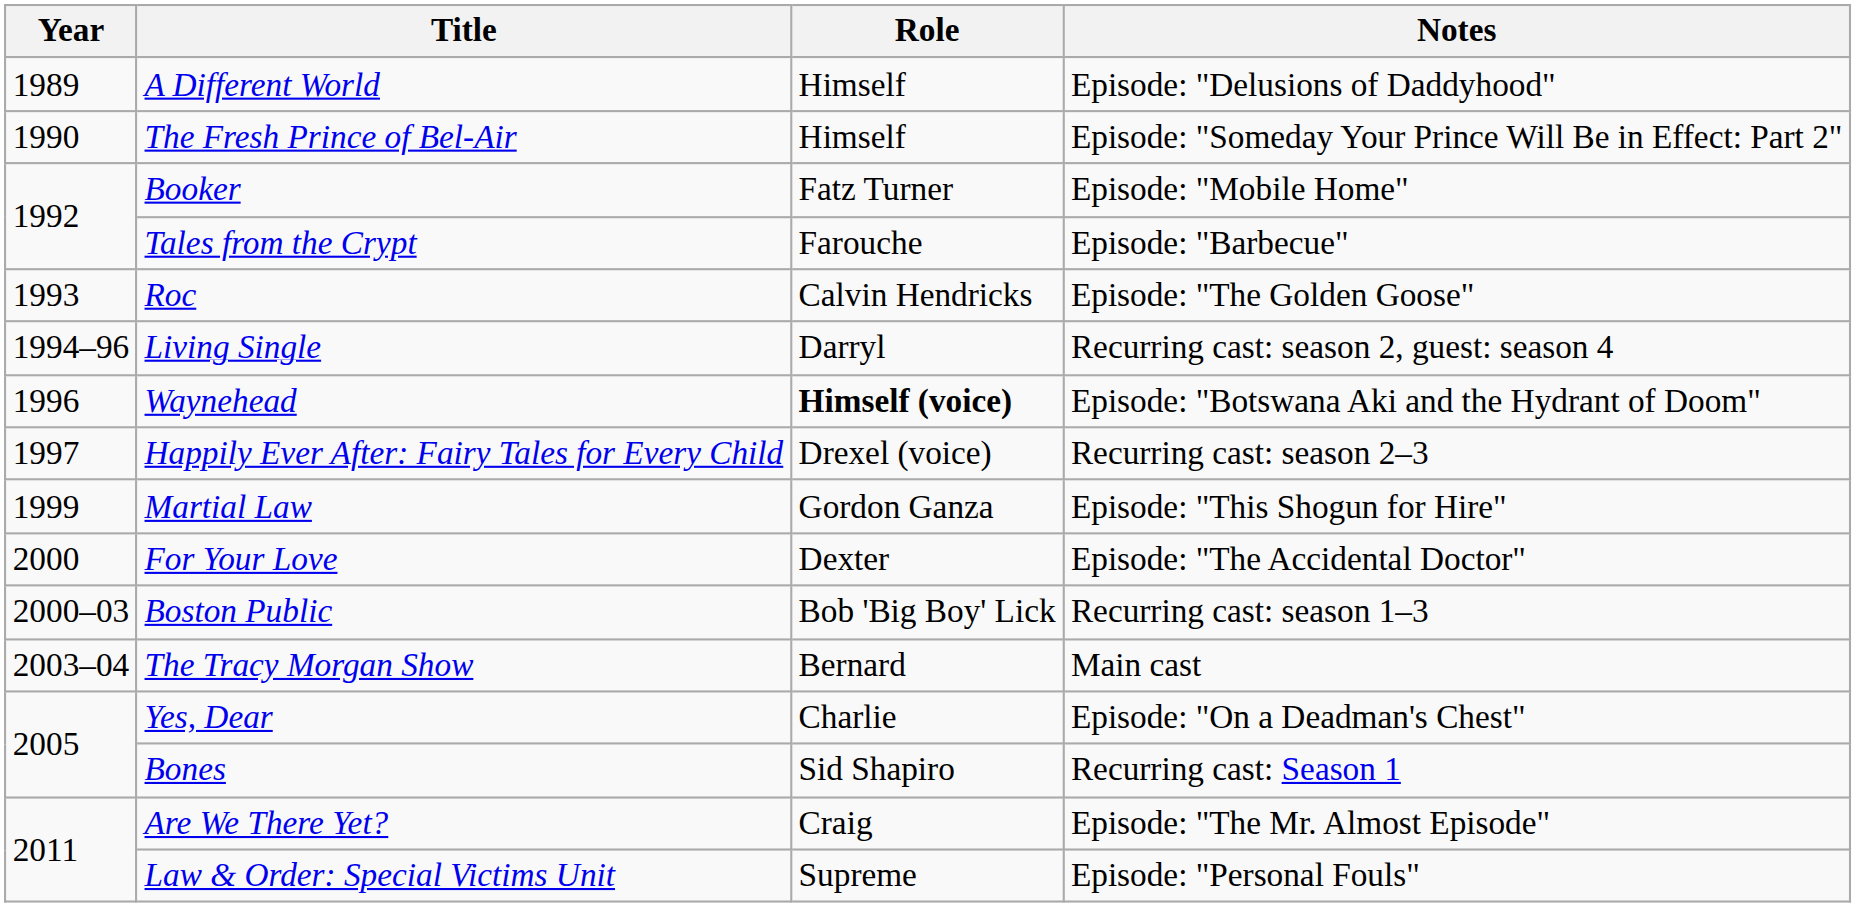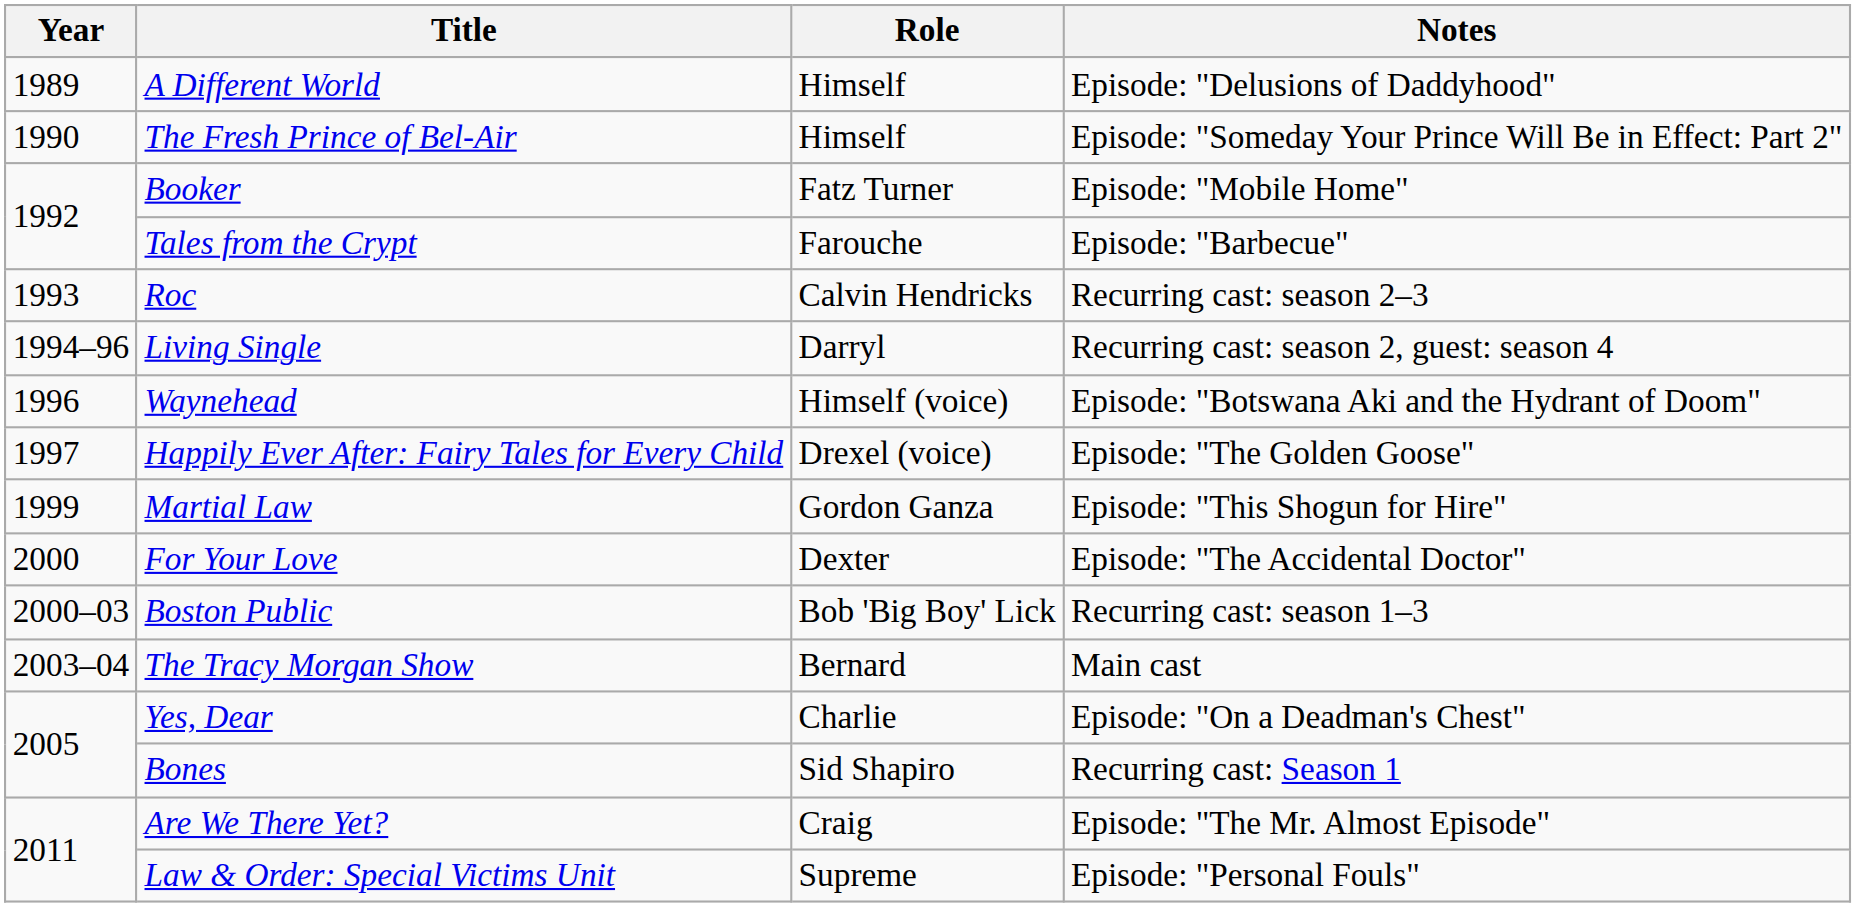(1273, 294) Episode: "The Golden Goose" -> (1250, 294) Recurring cast: season 2–3
(905, 400) bold -> (903, 400) normal
(1250, 453) Recurring cast: season 2–3 -> (1273, 453) Episode: "The Golden Goose"
